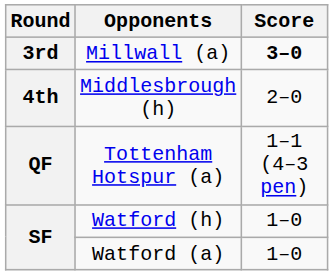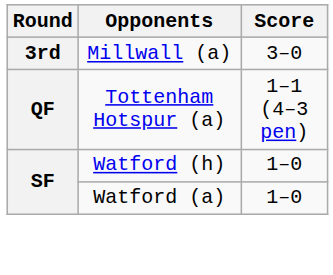(284, 54) bold -> (284, 54) normal
- row: (158, 98)
